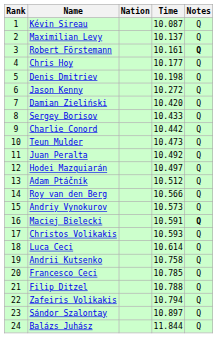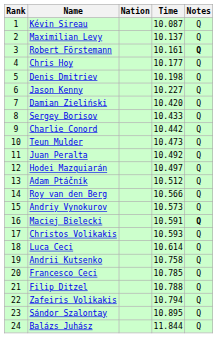(168, 90) 10.272 -> (168, 90) 10.227
(168, 313) 10.897 -> (168, 313) 10.895
